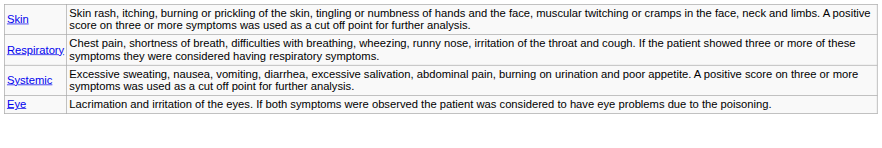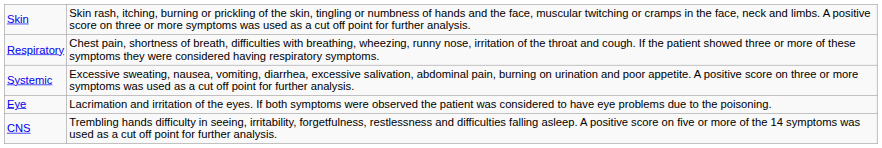+ row: (19, 128)
